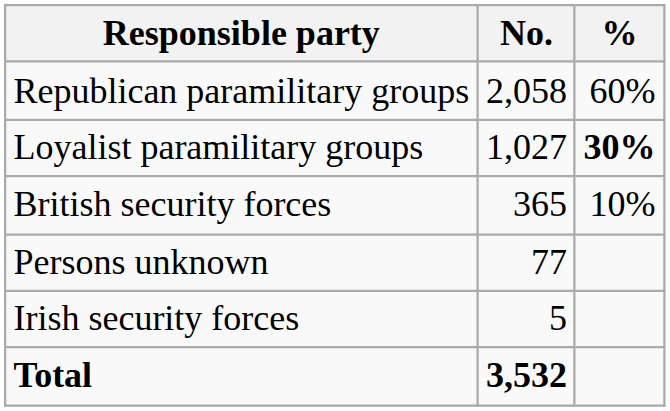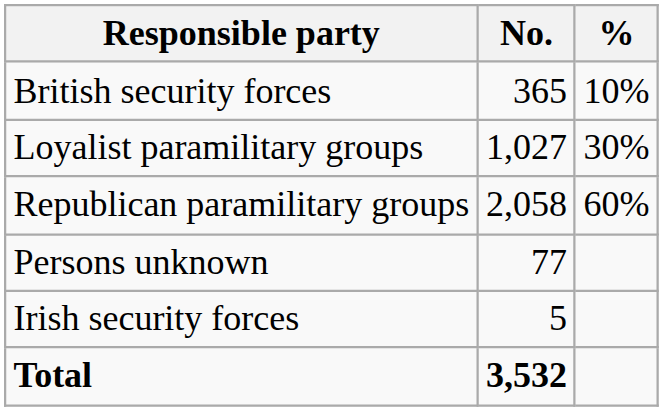rows swapped: (241, 90) <-> (172, 204)
(619, 147) bold -> (616, 147) normal
